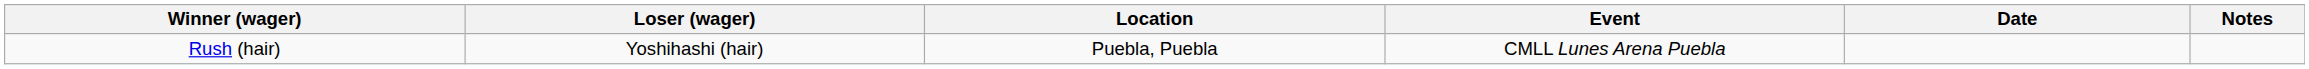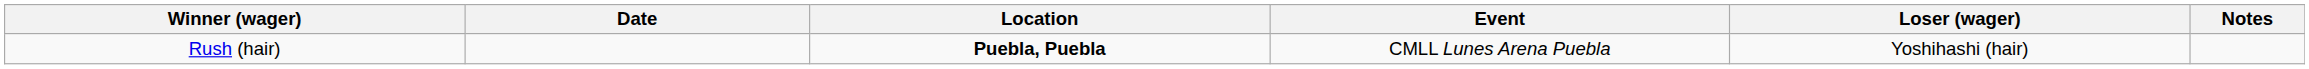columns swapped: (695, 19) <-> (2017, 19)
(1155, 48) normal -> (1040, 48) bold
